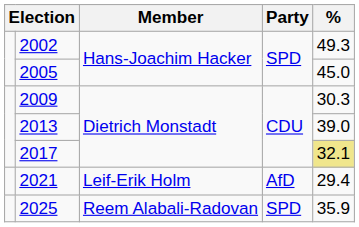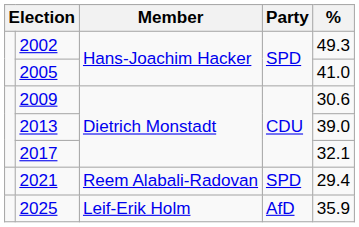(333, 72) 45.0 -> (333, 72) 41.0
(333, 99) 30.3 -> (333, 99) 30.6
(333, 153) khaki background -> (333, 153) no background
(137, 180) Leif-Erik Holm -> (171, 180) Reem Alabali-Radovan
(280, 180) AfD -> (284, 180) SPD
(171, 208) Reem Alabali-Radovan -> (137, 208) Leif-Erik Holm
(284, 208) SPD -> (280, 208) AfD
